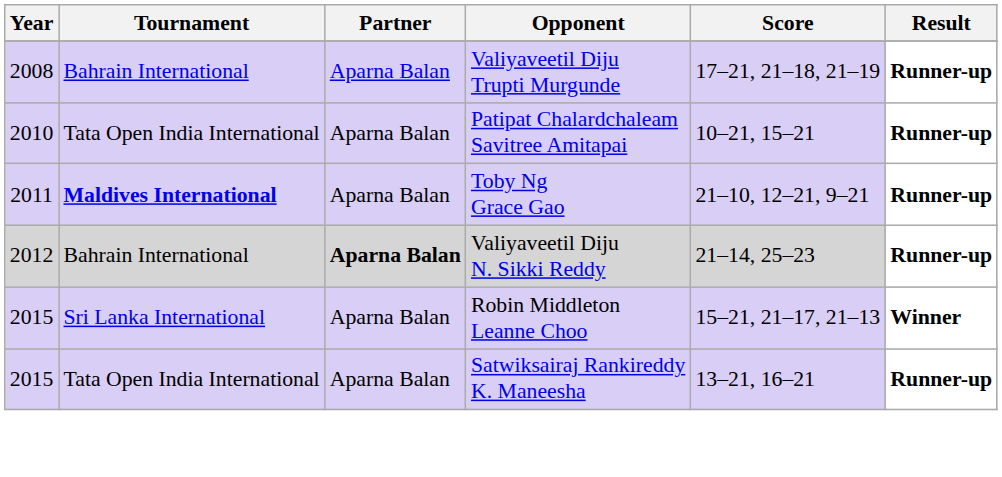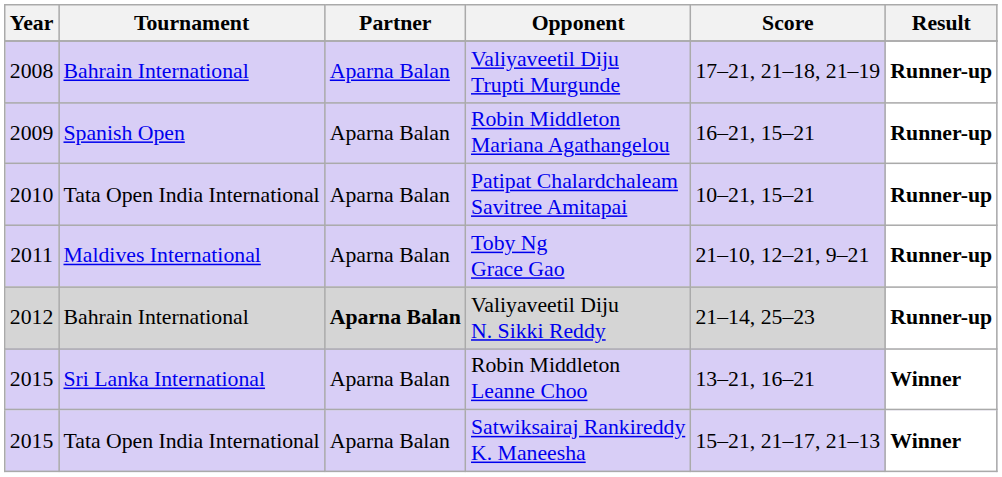+ row: (570, 133)
(170, 194) bold -> (162, 256) normal
(788, 317) 15–21, 21–17, 21–13 -> (755, 379) 13–21, 16–21
(755, 379) 13–21, 16–21 -> (788, 440) 15–21, 21–17, 21–13
(941, 379) Runner-up -> (926, 440) Winner
